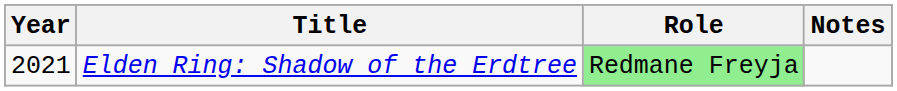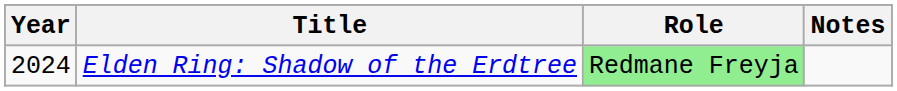(41, 66) 2021 -> (41, 66) 2024
